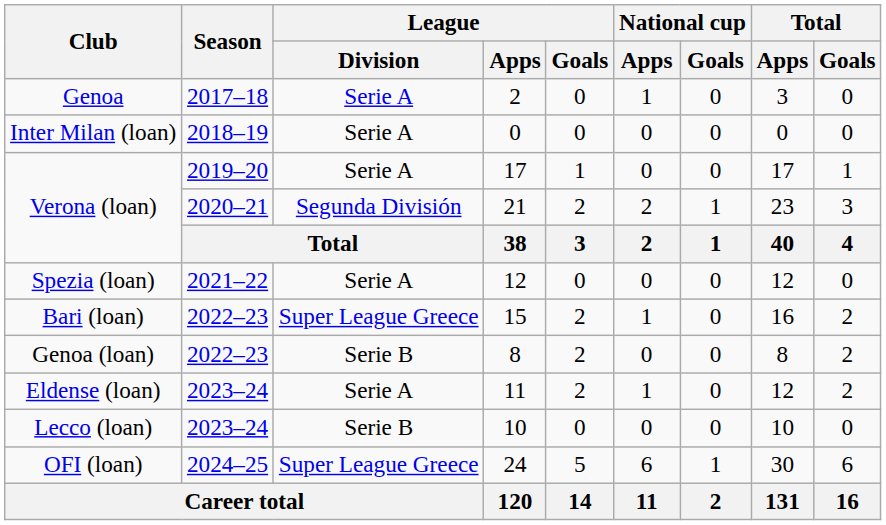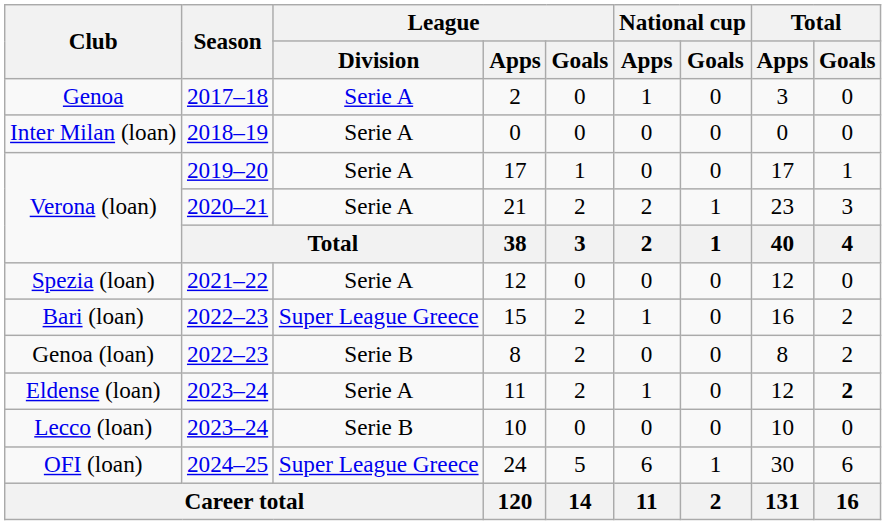(379, 206) Segunda División -> (379, 206) Serie A
(847, 390) normal -> (847, 390) bold
